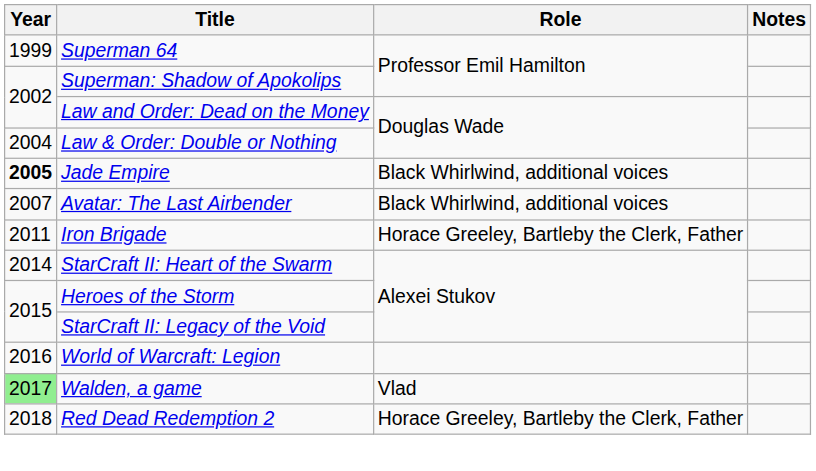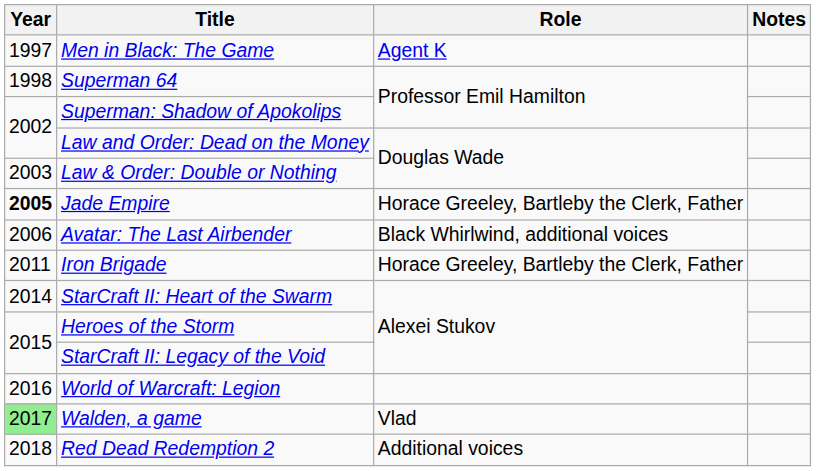+ row: (168, 50)
(31, 50) 1999 -> (31, 81) 1998
(31, 142) 2004 -> (31, 173) 2003
(523, 173) Black Whirlwind, additional voices -> (561, 204) Horace Greeley, Bartleby the Clerk, Father
(31, 204) 2007 -> (31, 234) 2006
(561, 419) Horace Greeley, Bartleby the Clerk, Father -> (450, 449) Additional voices
